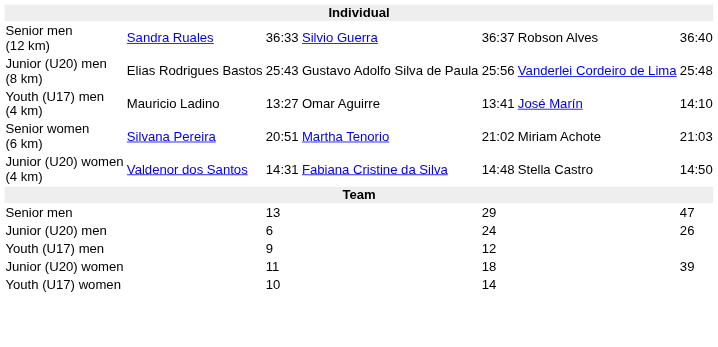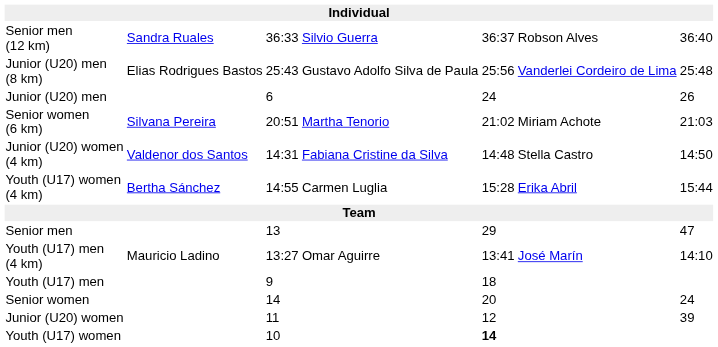rows swapped: (55, 103) <-> (56, 231)
+ row: (63, 187)
(489, 249) 12 -> (489, 281) 18
+ row: (47, 299)
(489, 267) 18 -> (489, 317) 12
(489, 285) normal -> (489, 336) bold
